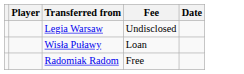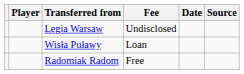+ column: (222, 12)
